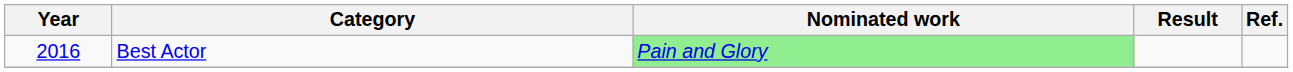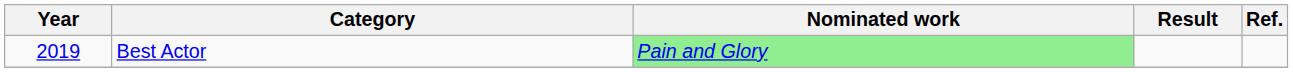(58, 51) 2016 -> (58, 51) 2019
